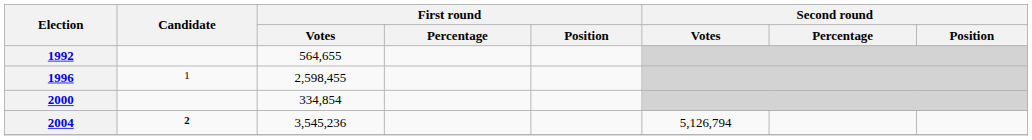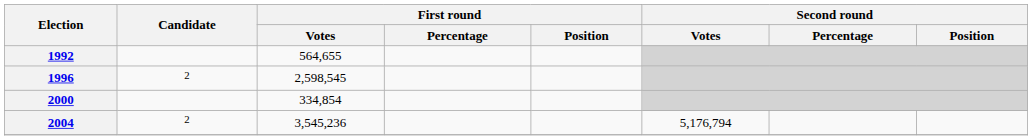(187, 75) 1 -> (187, 75) 2
(320, 78) 2,598,455 -> (320, 78) 2,598,545
(187, 122) bold -> (187, 120) normal
(706, 122) 5,126,794 -> (706, 122) 5,176,794
